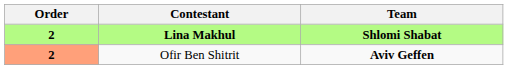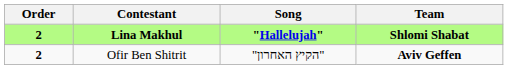+ column: (288, 14)
(51, 54) lightsalmon background -> (39, 54) no background
